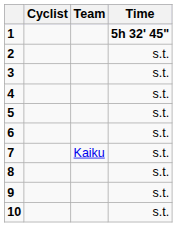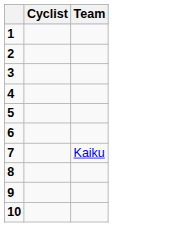- column: (140, 14)
